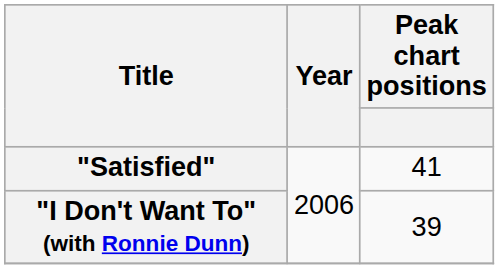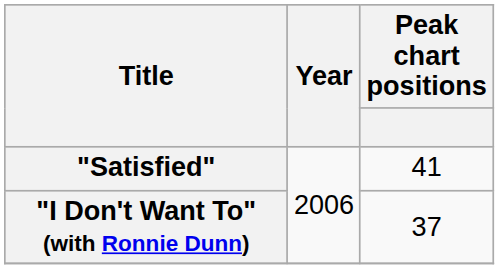(427, 226) 39 -> (427, 226) 37
